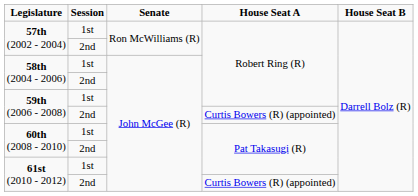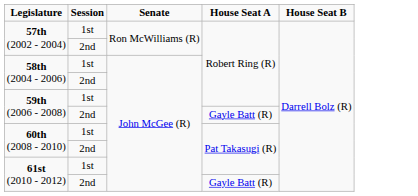(270, 115) Curtis Bowers (R) (appointed) -> (240, 115) Gayle Batt (R)
(270, 183) Curtis Bowers (R) (appointed) -> (240, 183) Gayle Batt (R)
